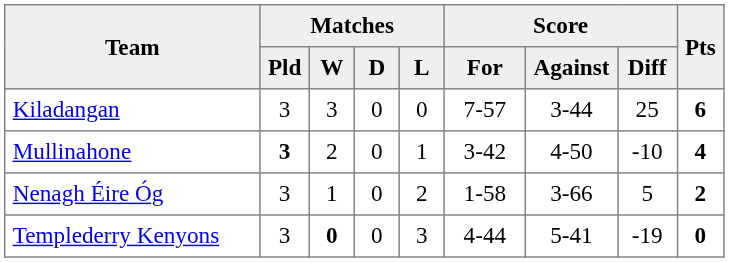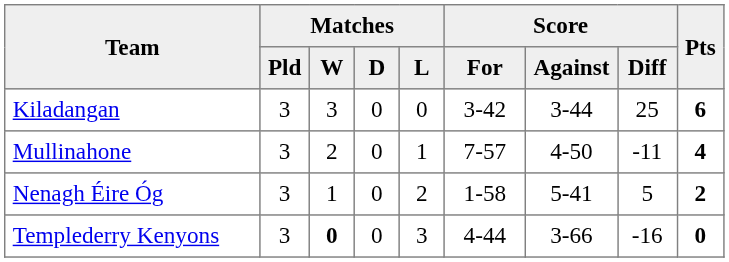(485, 109) 7-57 -> (485, 109) 3-42
(285, 151) bold -> (285, 151) normal
(485, 151) 3-42 -> (485, 151) 7-57
(647, 151) -10 -> (647, 151) -11
(571, 193) 3-66 -> (571, 193) 5-41
(571, 235) 5-41 -> (571, 235) 3-66
(647, 235) -19 -> (647, 235) -16
